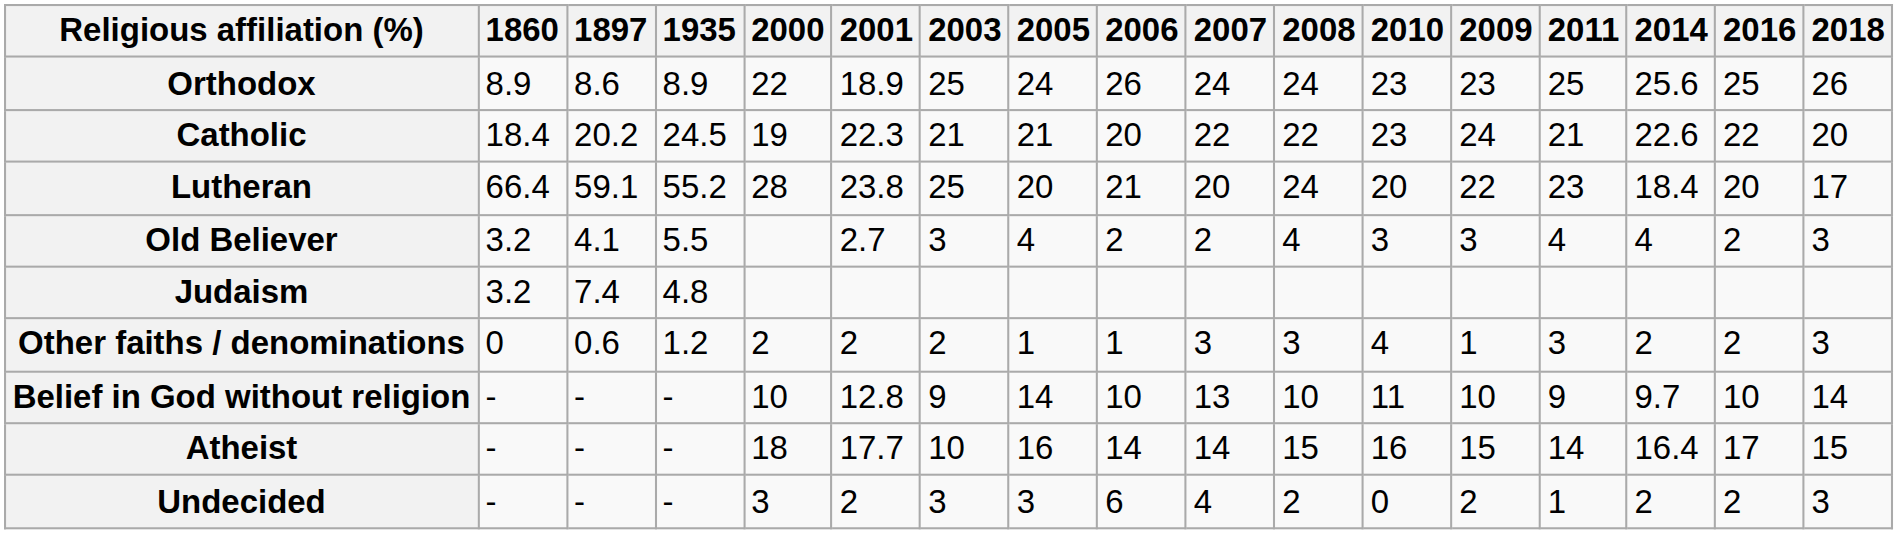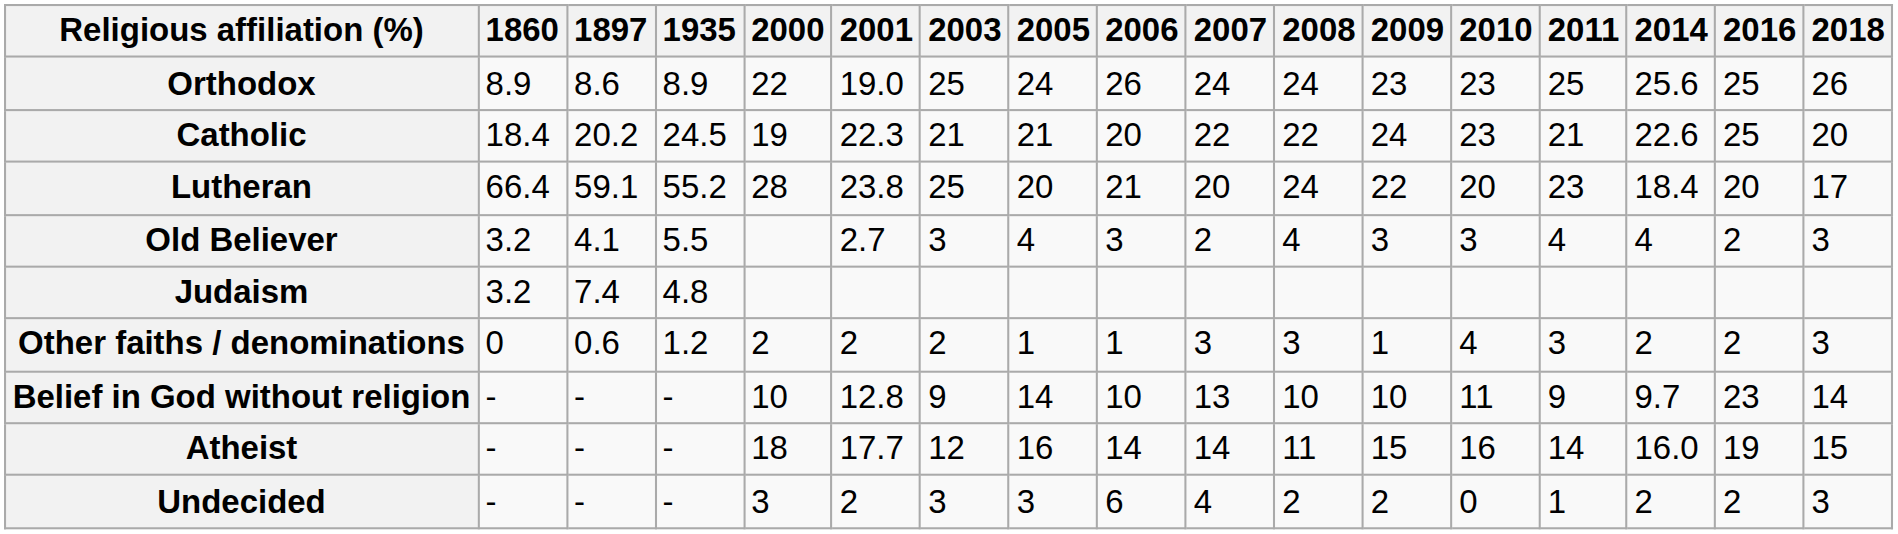columns swapped: (1496, 30) <-> (1407, 30)
(872, 82) 18.9 -> (872, 82) 19.0
(1741, 135) 22 -> (1741, 135) 25
(1114, 239) 2 -> (1114, 239) 3
(1741, 396) 10 -> (1741, 396) 23
(946, 448) 10 -> (946, 448) 12
(1301, 448) 15 -> (1299, 448) 11
(1667, 448) 16.4 -> (1667, 448) 16.0
(1741, 448) 17 -> (1741, 448) 19
